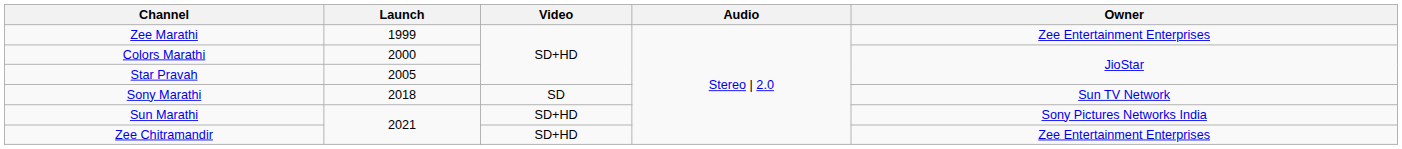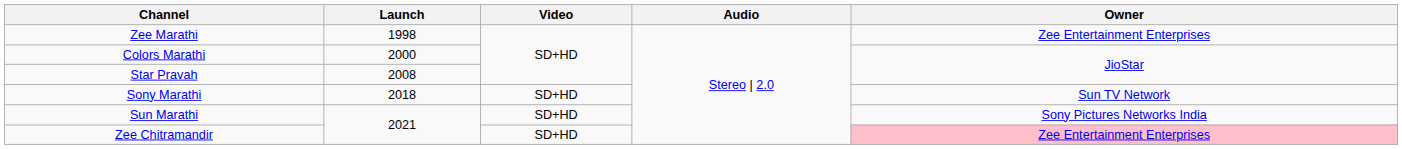(402, 35) 1999 -> (402, 35) 1998
(402, 75) 2005 -> (402, 75) 2008
(556, 95) SD -> (556, 95) SD+HD
(1124, 135) no background -> (1124, 135) pink background
